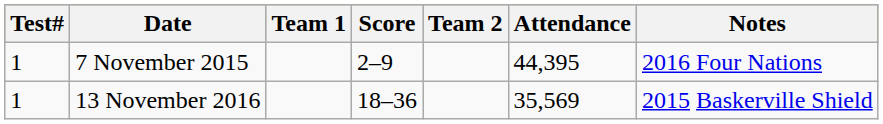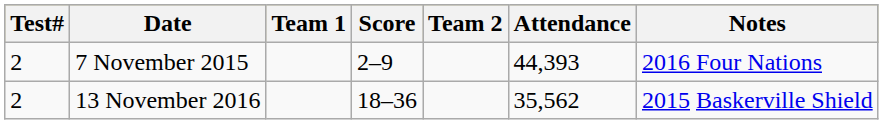(16, 61) 1 -> (16, 61) 2
(547, 61) 44,395 -> (547, 61) 44,393
(16, 99) 1 -> (16, 99) 2
(547, 99) 35,569 -> (547, 99) 35,562
